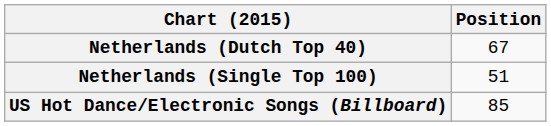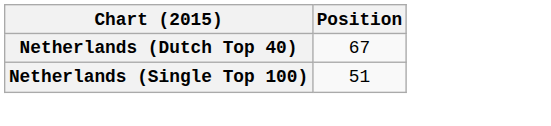- row: (228, 106)
